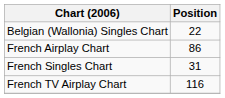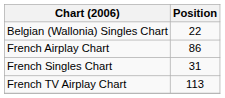(195, 84) 116 -> (195, 84) 113
